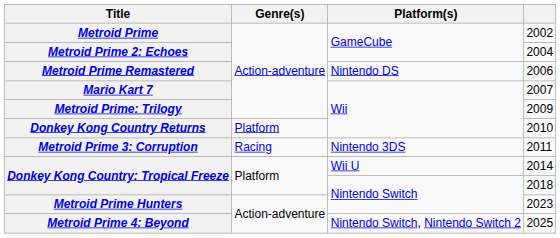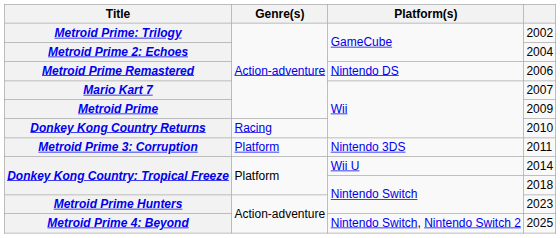(118, 33) Metroid Prime -> (118, 33) Metroid Prime: Trilogy
(118, 109) Metroid Prime: Trilogy -> (118, 109) Metroid Prime
(257, 128) Platform -> (253, 128) Racing
(253, 147) Racing -> (257, 147) Platform
